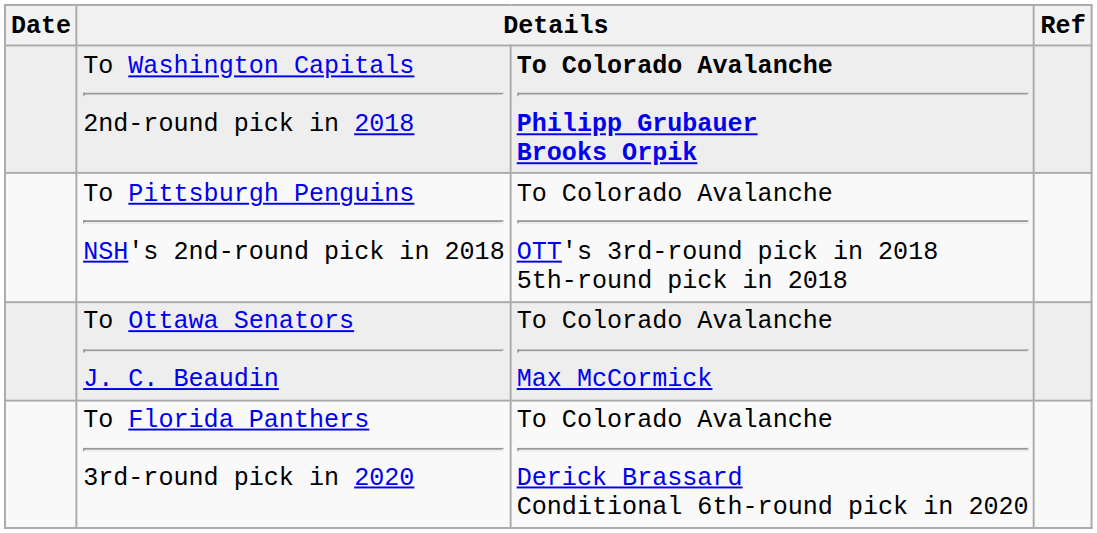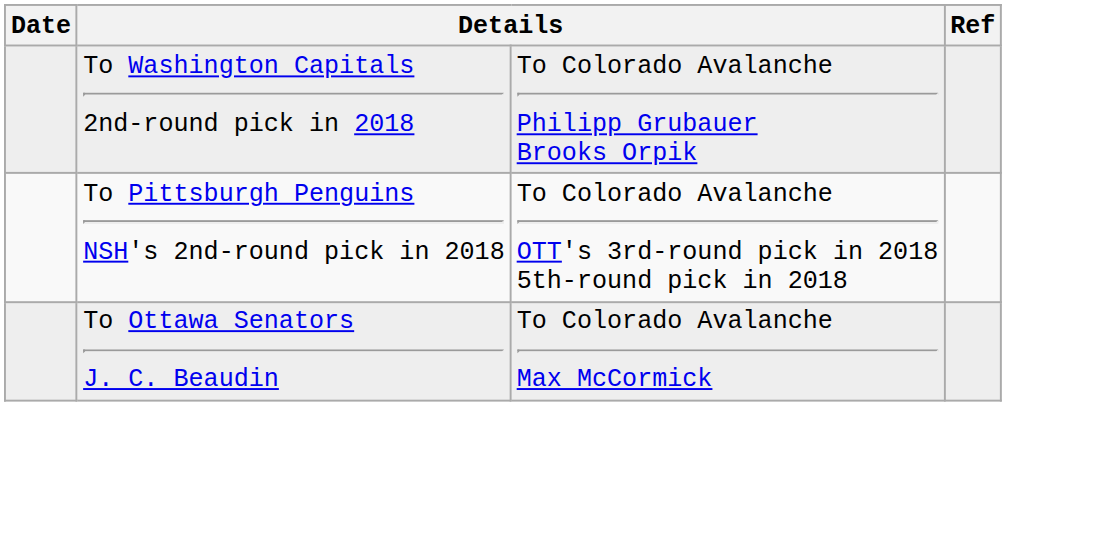(773, 110) bold -> (727, 110) normal
- row: (294, 450)
